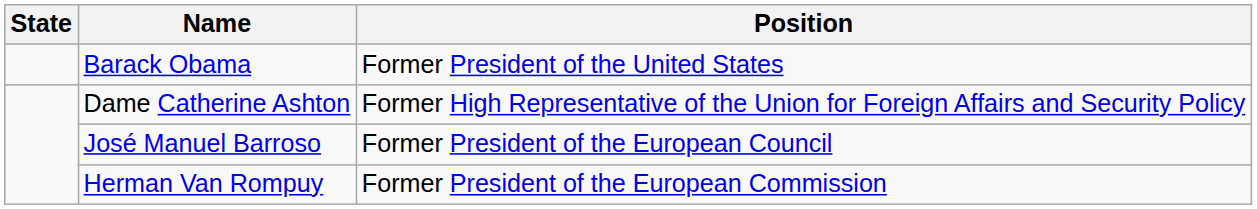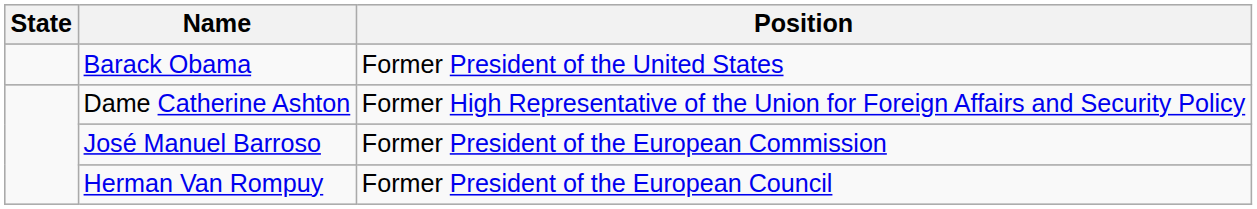(597, 143) Former President of the European Council -> (624, 143) Former President of the European Commission
(624, 183) Former President of the European Commission -> (597, 183) Former President of the European Council
